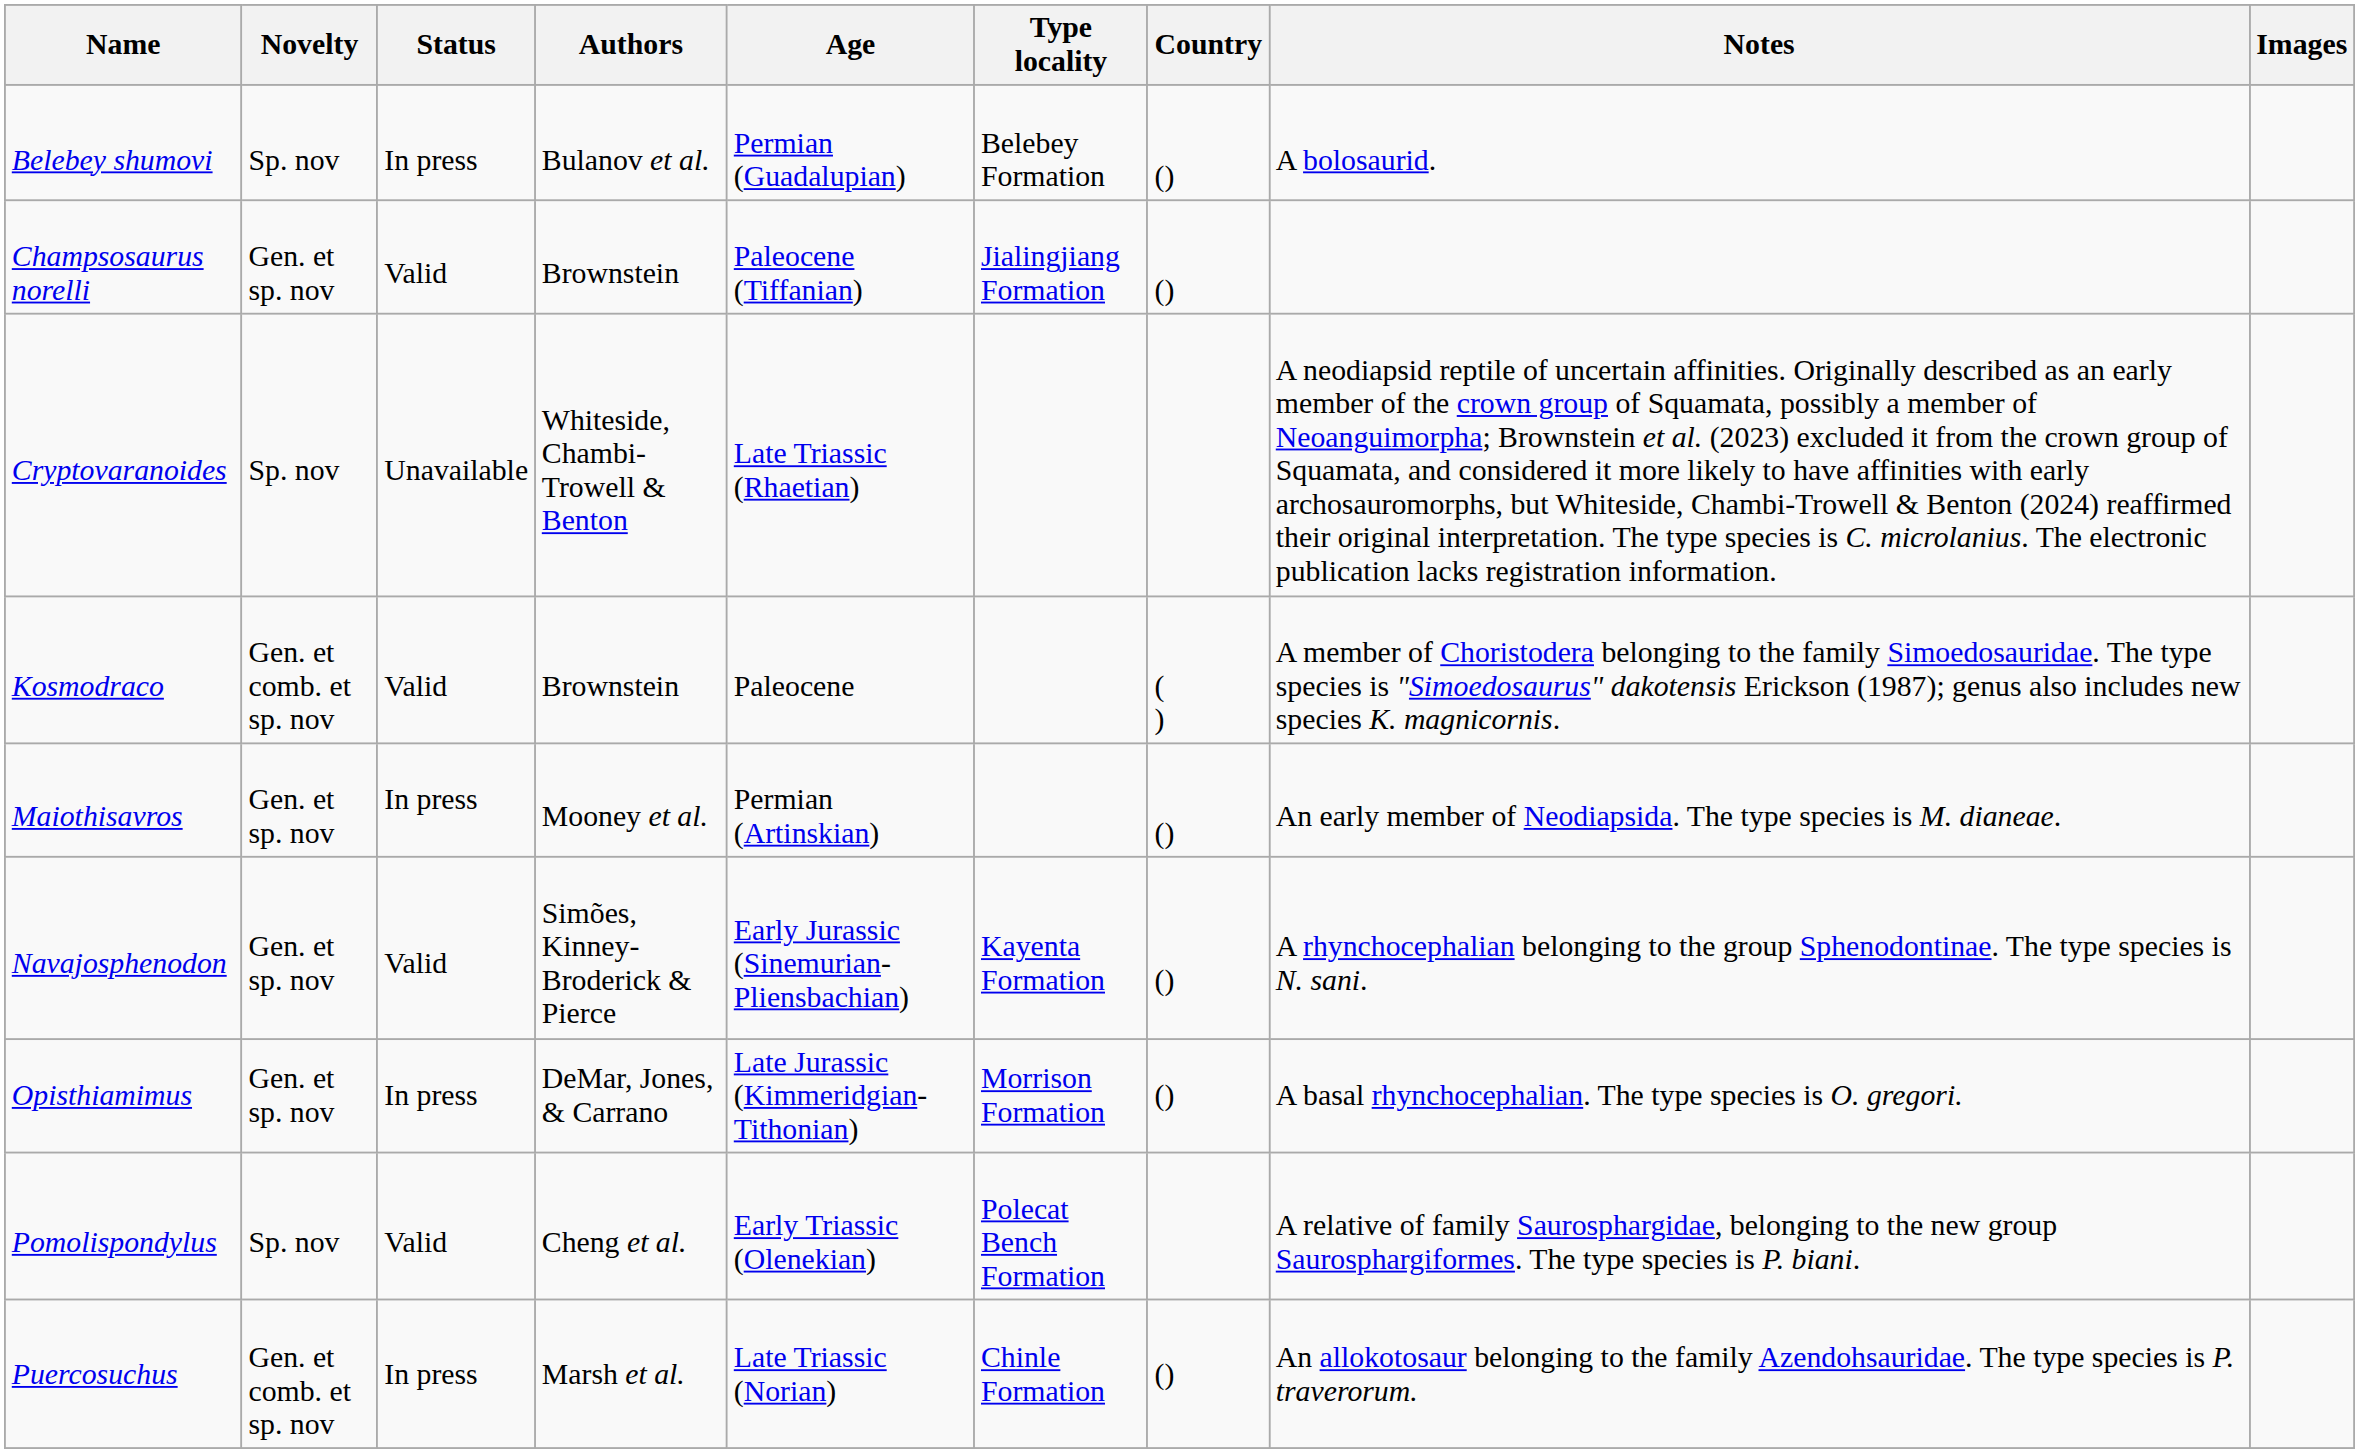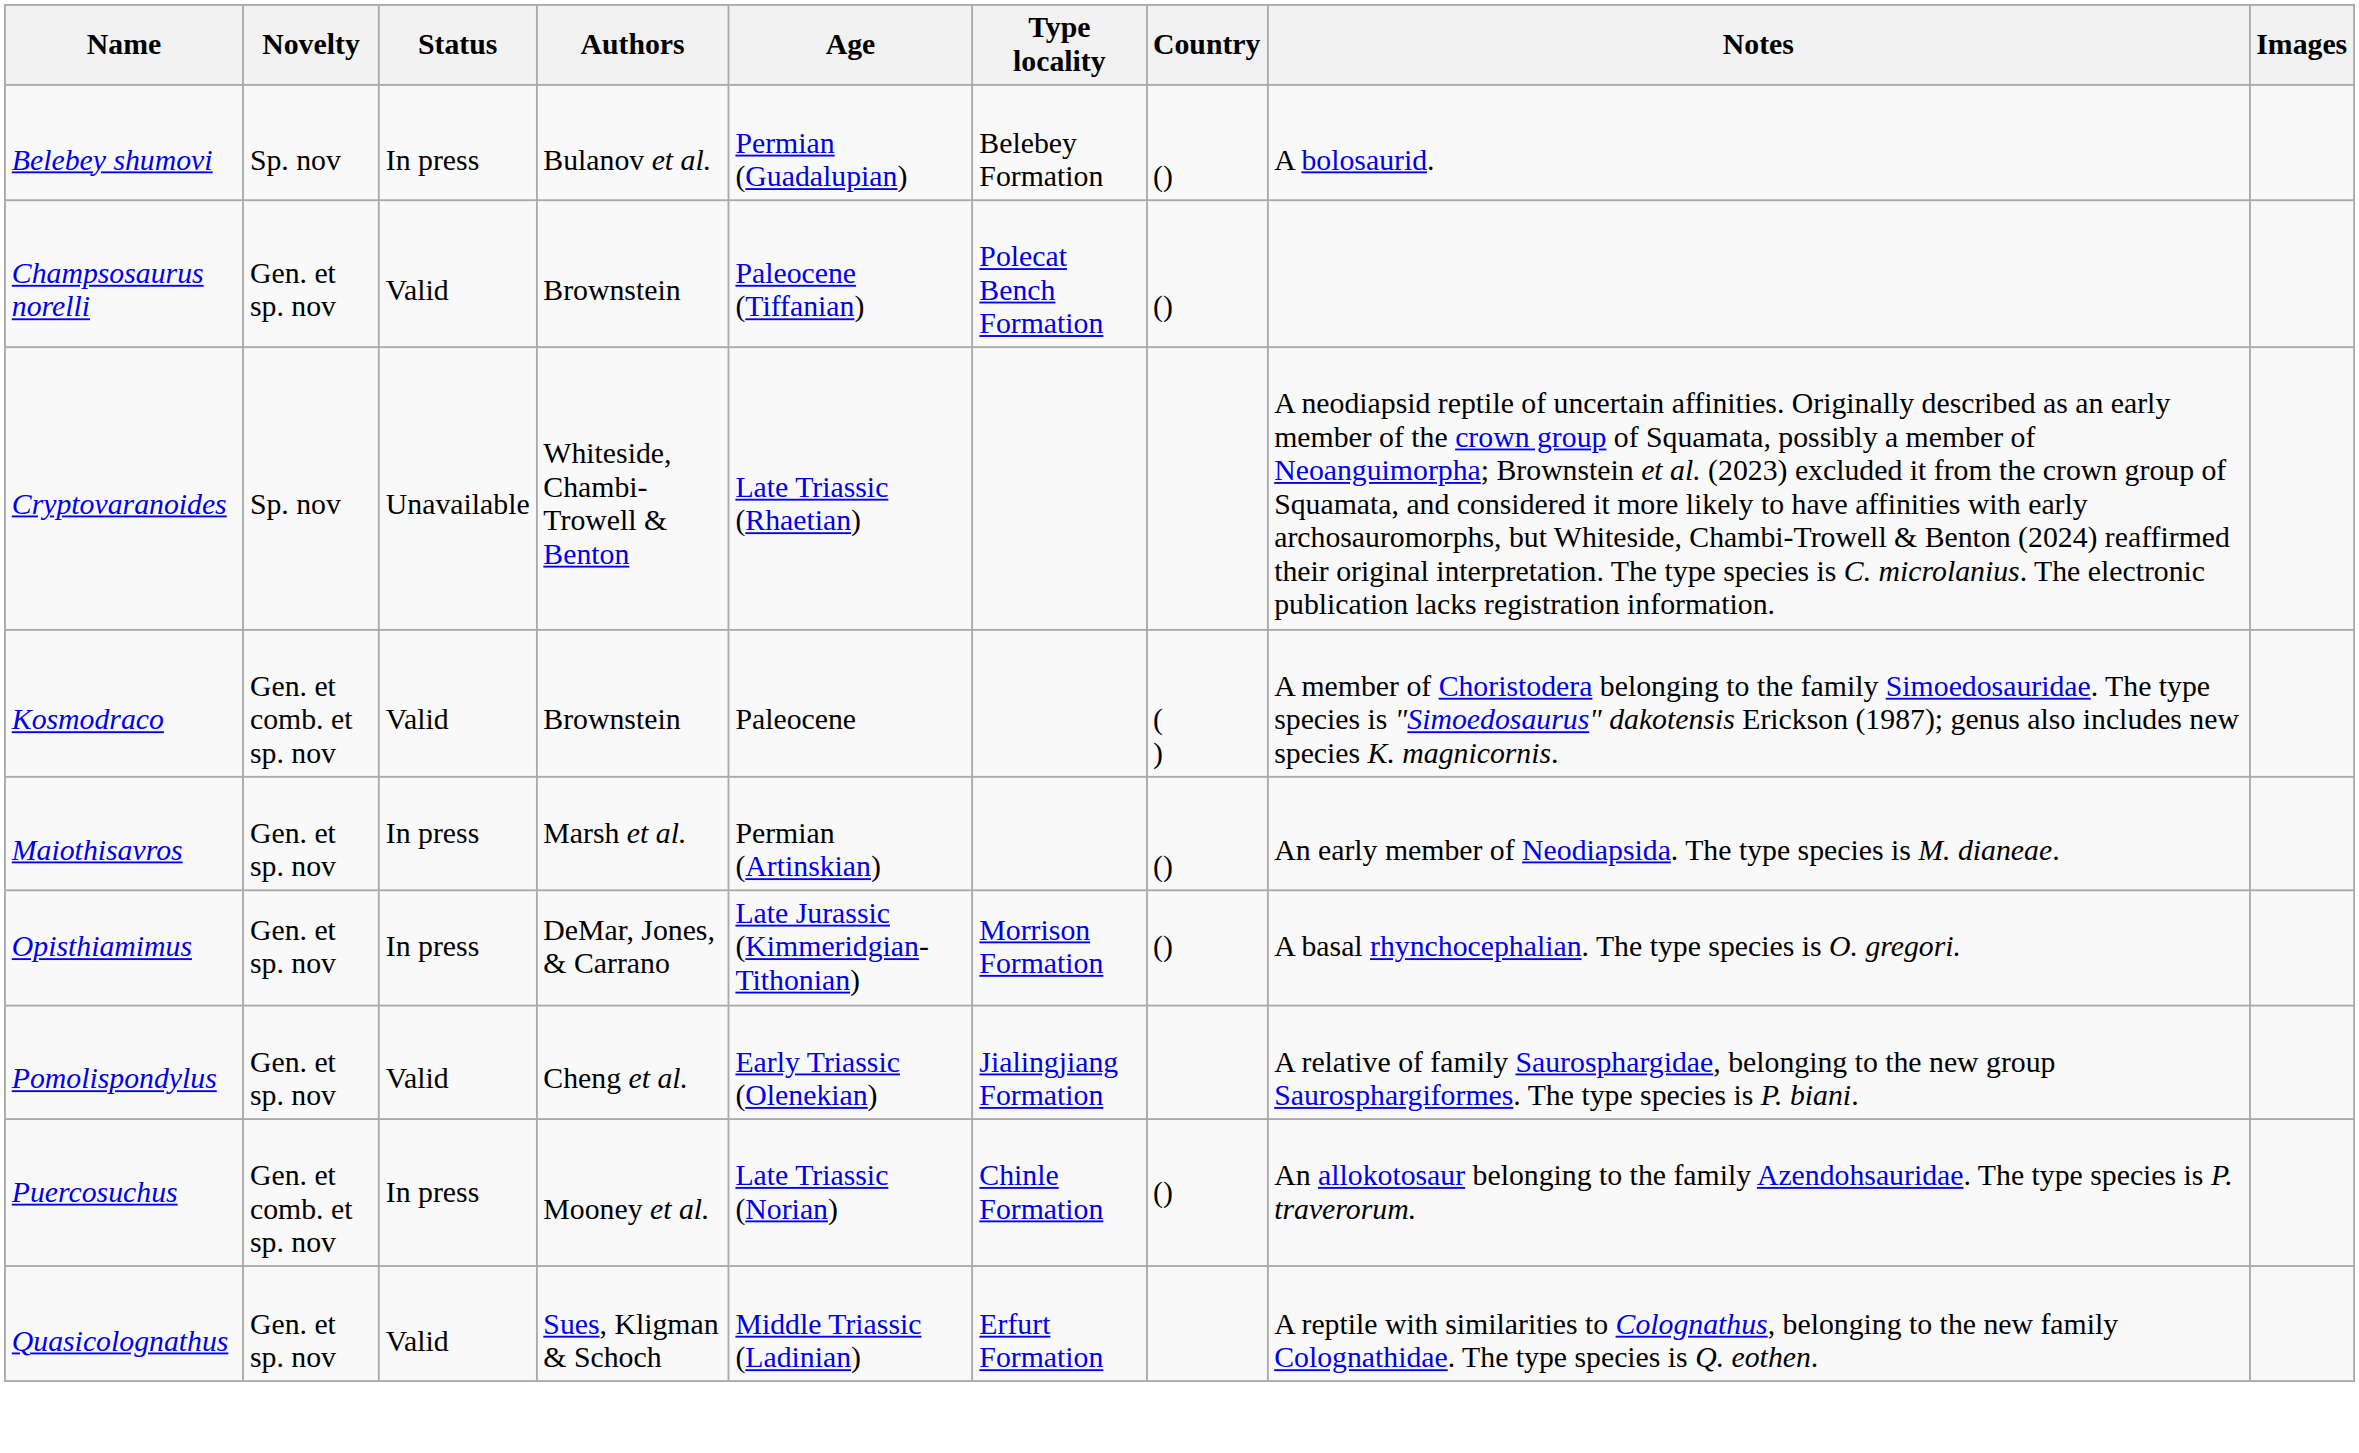(1050, 273) Jialingjiang Formation -> (1041, 289) Polecat Bench Formation
(625, 816) Mooney et al. -> (615, 833) Marsh et al.
- row: (119, 964)
(294, 1242) Sp. nov -> (293, 1078) Gen. et sp. nov
(1043, 1242) Polecat Bench Formation -> (1049, 1078) Jialingjiang Formation
(613, 1373) Marsh et al. -> (626, 1209) Mooney et al.
+ row: (120, 1340)
